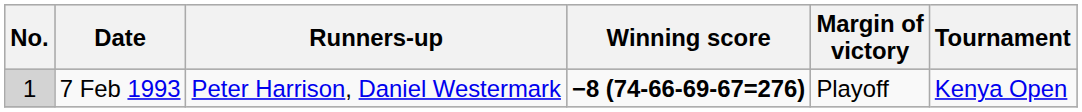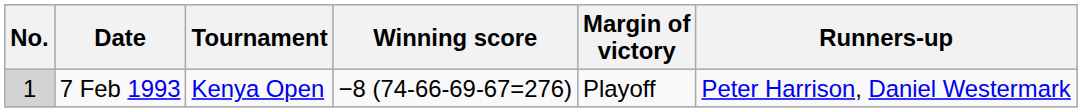columns swapped: (1003, 37) <-> (376, 37)
(689, 88) bold -> (455, 88) normal
